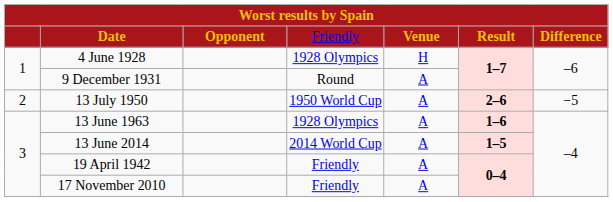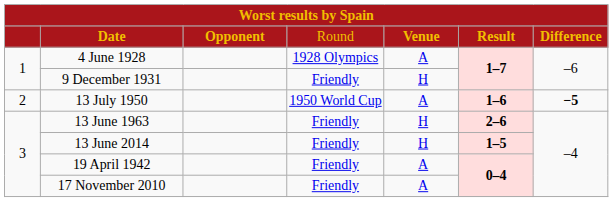(335, 36) Friendly -> (335, 36) Round
(421, 57) H -> (421, 57) A
(335, 79) Round -> (335, 79) Friendly
(421, 79) A -> (421, 79) H
(496, 100) 2–6 -> (496, 100) 1–6
(571, 100) normal -> (571, 100) bold
(335, 121) 1928 Olympics -> (335, 121) Friendly
(421, 121) A -> (421, 121) H
(496, 121) 1–6 -> (496, 121) 2–6
(335, 143) 2014 World Cup -> (335, 143) Friendly
(421, 143) A -> (421, 143) H
